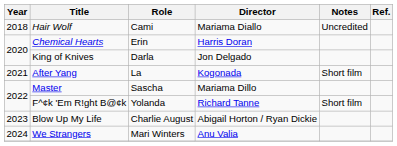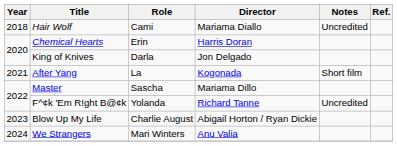(342, 103) Short film -> (345, 103) Uncredited
